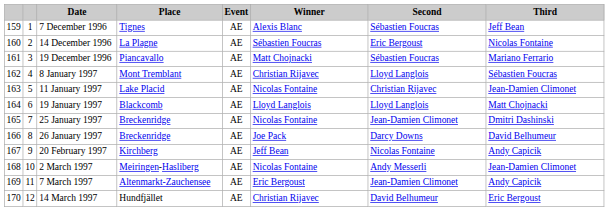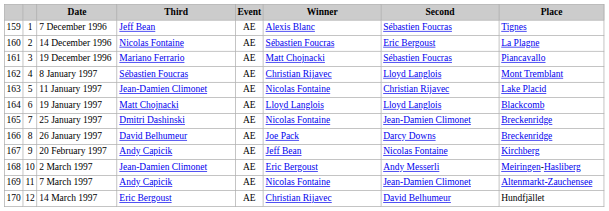columns swapped: (170, 12) <-> (545, 12)
(285, 167) Nicolas Fontaine -> (292, 167) Eric Bergoust
(279, 182) Eric Bergoust -> (298, 182) Nicolas Fontaine
